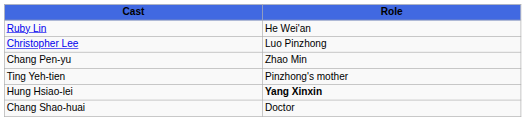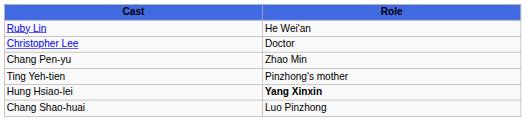(296, 44) Luo Pinzhong -> (280, 44) Doctor
(280, 108) Doctor -> (296, 108) Luo Pinzhong
